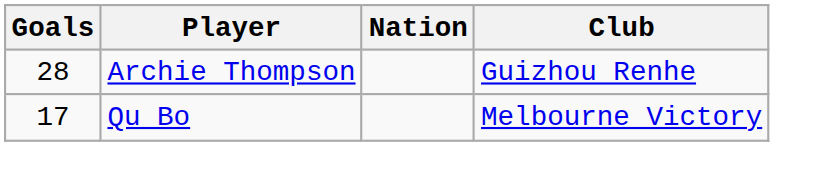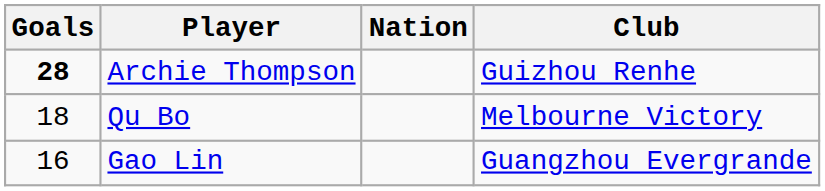(53, 72) normal -> (53, 72) bold
(53, 117) 17 -> (53, 117) 18
+ row: (165, 162)
